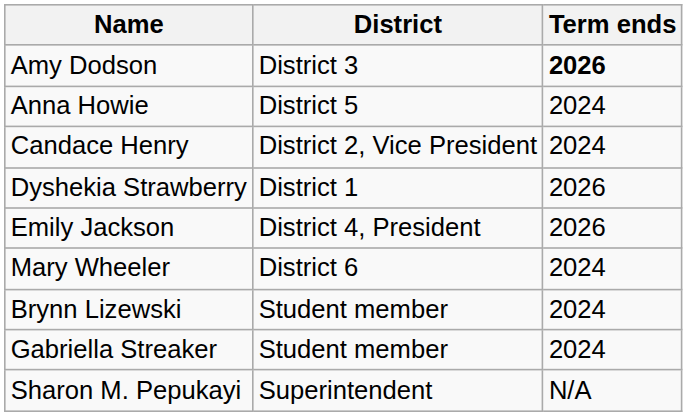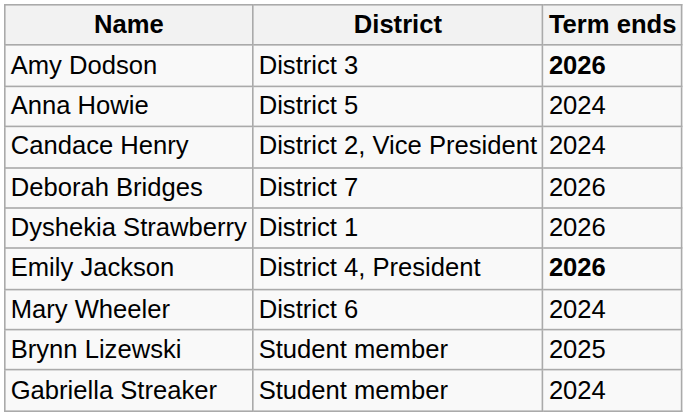+ row: (107, 187)
(577, 227) normal -> (577, 268) bold
(577, 308) 2024 -> (577, 349) 2025
- row: (126, 390)
